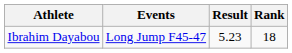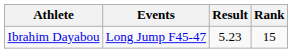(269, 37) 18 -> (269, 37) 15
